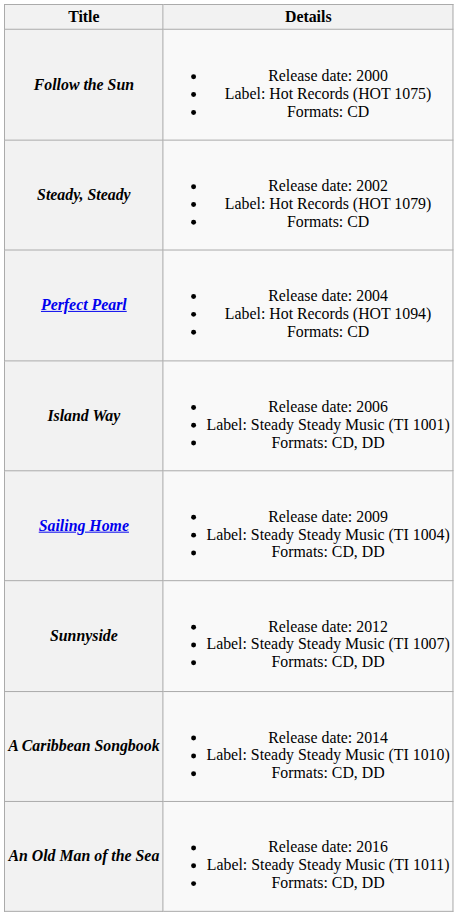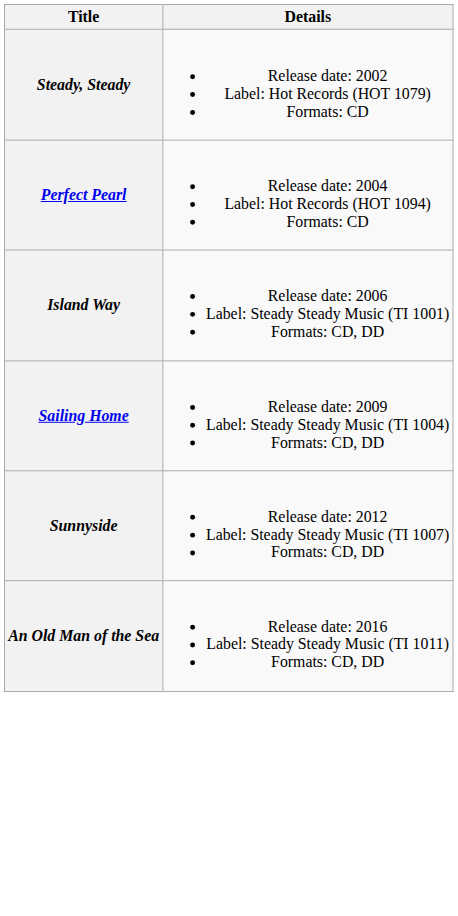- row: (84, 84)
- row: (84, 746)
